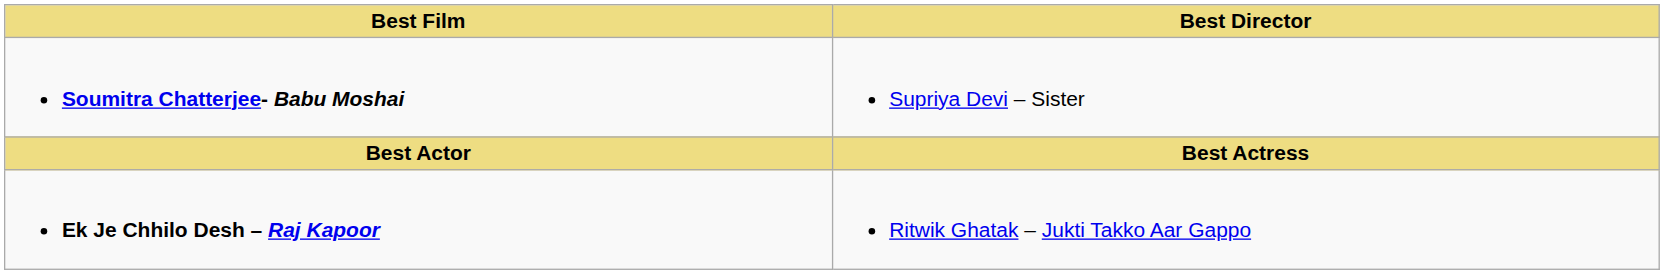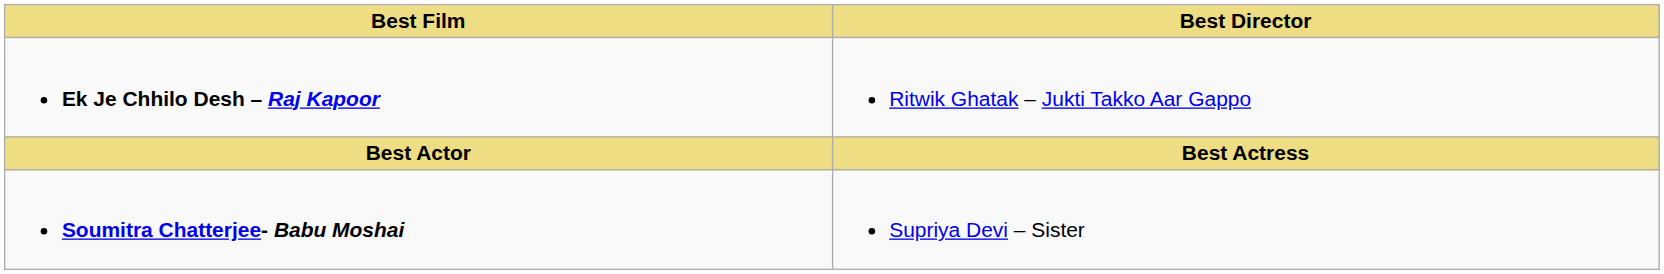rows swapped: (418, 231) <-> (418, 99)
